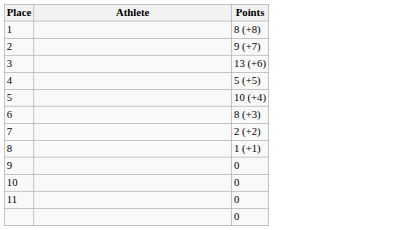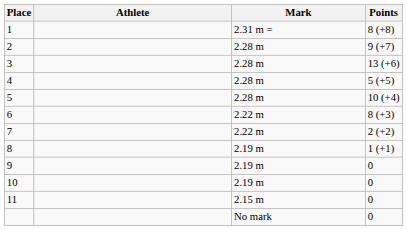+ column: (298, 13)
